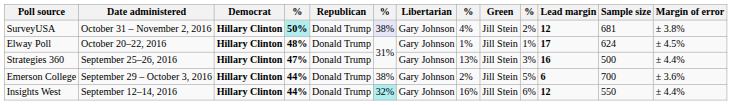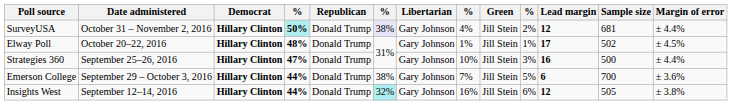(670, 28) ± 3.8% -> (670, 28) ± 4.4%
(608, 44) 624 -> (608, 44) 502
(468, 60) 13% -> (468, 60) 10%
(466, 76) 2% -> (466, 76) 7%
(608, 92) 550 -> (608, 92) 505
(670, 92) ± 4.4% -> (670, 92) ± 3.8%
